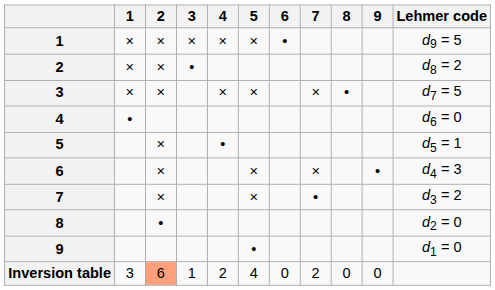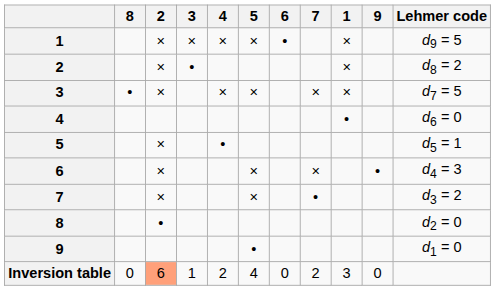columns swapped: (130, 16) <-> (347, 16)
